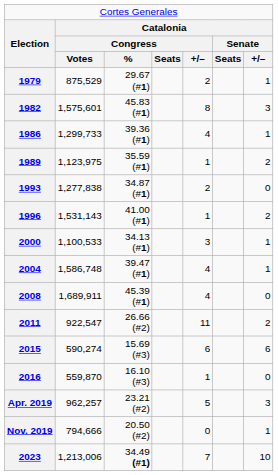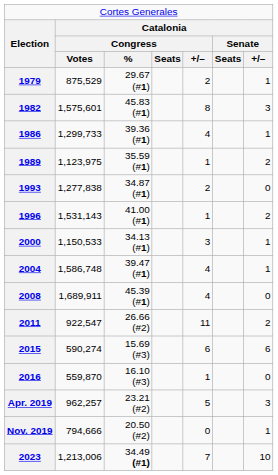(80, 242) 1,100,533 -> (80, 242) 1,150,533
